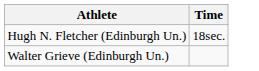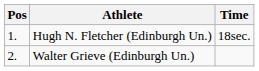+ column: (17, 14)
